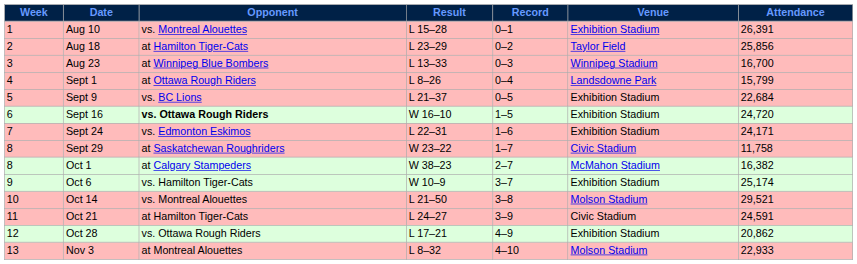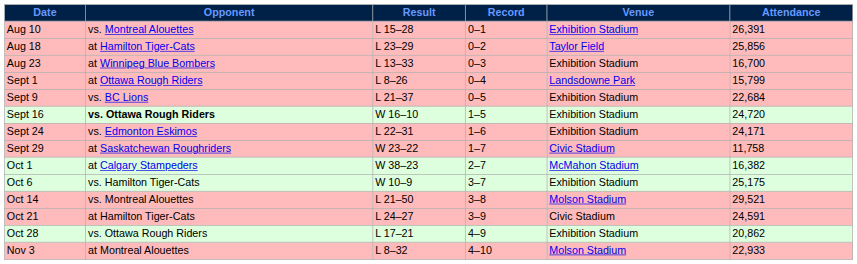- column: (34, 13)
(614, 64) Winnipeg Stadium -> (594, 64) Exhibition Stadium
(757, 183) 25,174 -> (749, 183) 25,175
